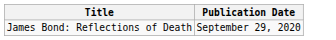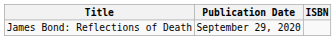+ column: (317, 12)
